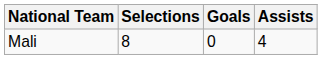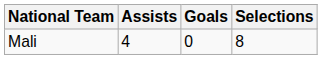columns swapped: (161, 16) <-> (286, 16)
